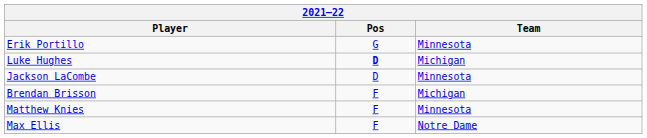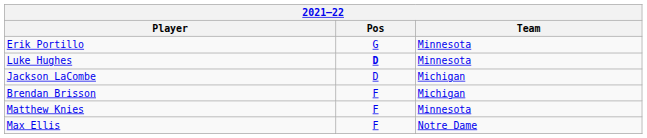(441, 61) Michigan -> (444, 61) Minnesota
(444, 77) Minnesota -> (441, 77) Michigan
